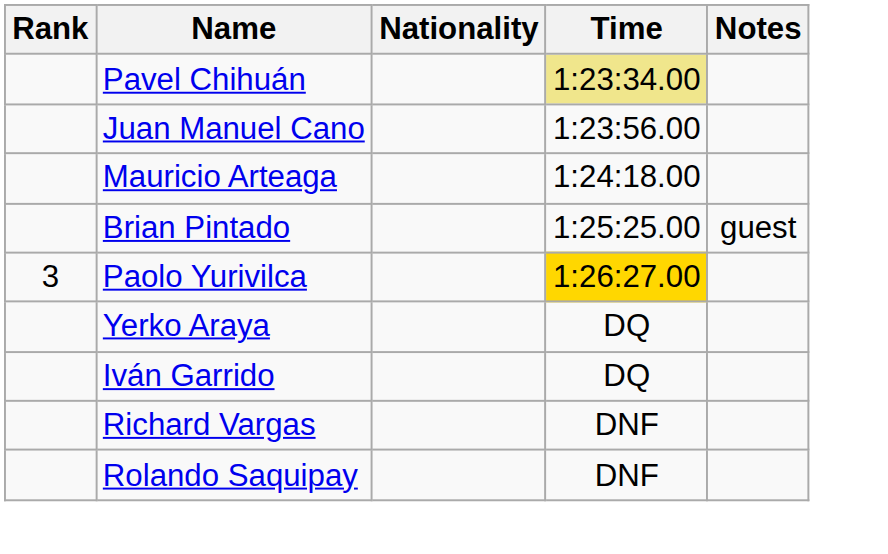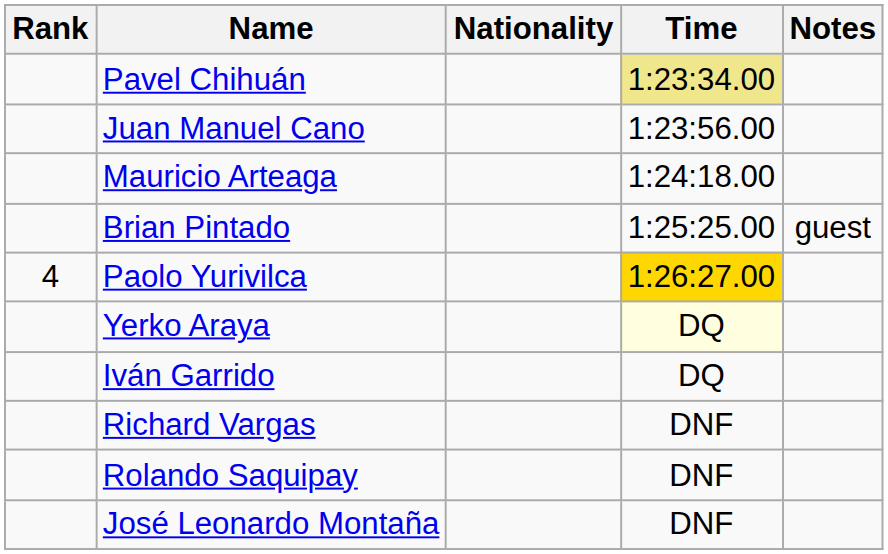(50, 276) 3 -> (50, 276) 4
(627, 326) no background -> (701, 326) lightyellow background
+ row: (271, 524)
